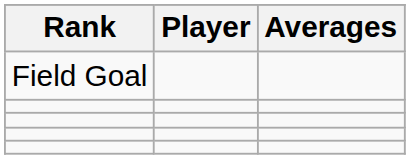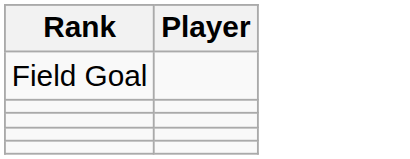- column: (331, 28)
